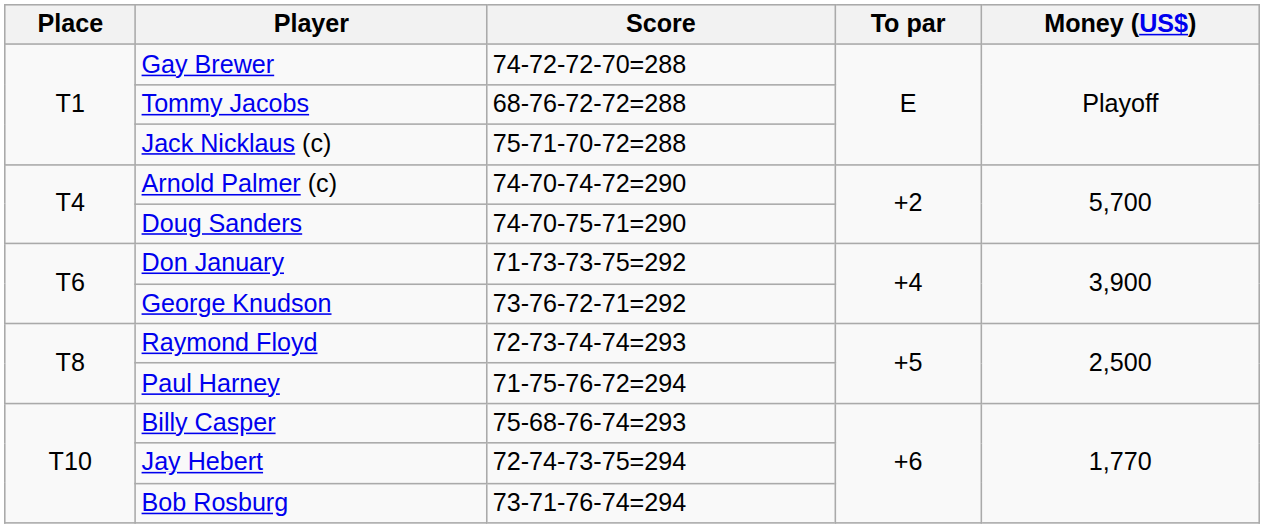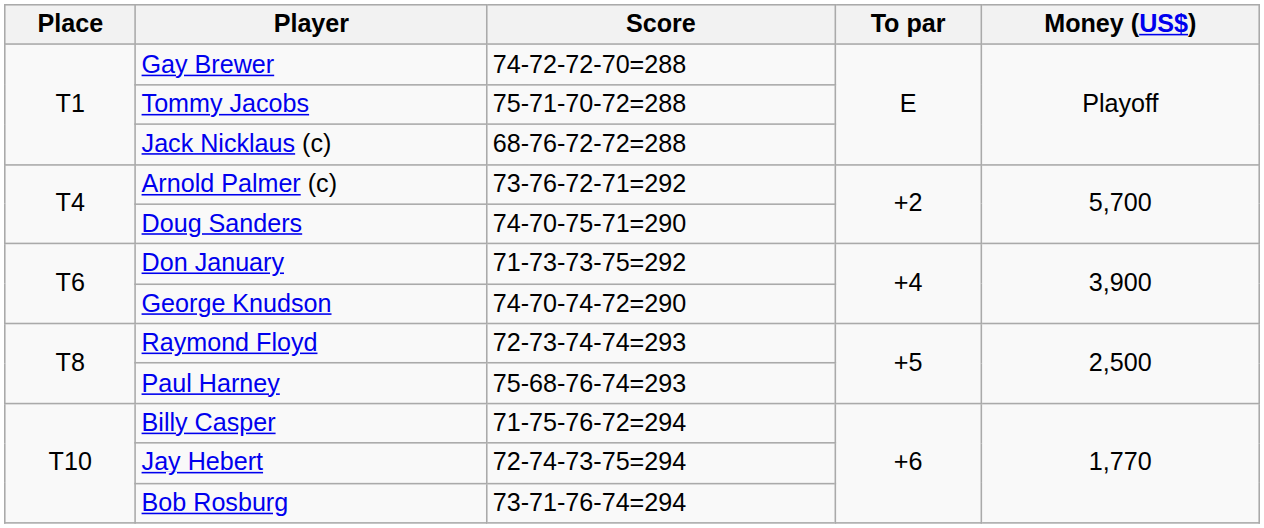(589, 104) 68-76-72-72=288 -> (589, 104) 75-71-70-72=288
(589, 143) 75-71-70-72=288 -> (589, 143) 68-76-72-72=288
(589, 183) 74-70-74-72=290 -> (589, 183) 73-76-72-71=292
(589, 303) 73-76-72-71=292 -> (589, 303) 74-70-74-72=290
(589, 382) 71-75-76-72=294 -> (589, 382) 75-68-76-74=293
(589, 422) 75-68-76-74=293 -> (589, 422) 71-75-76-72=294
